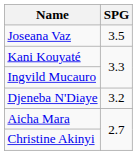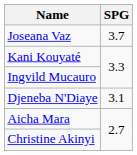(116, 35) 3.5 -> (116, 35) 3.7
(116, 98) 3.2 -> (116, 98) 3.1
